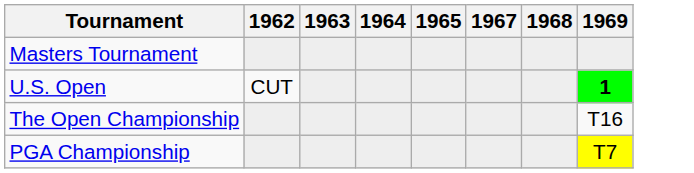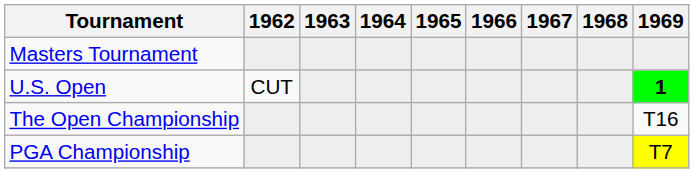+ column: (494, 21)
